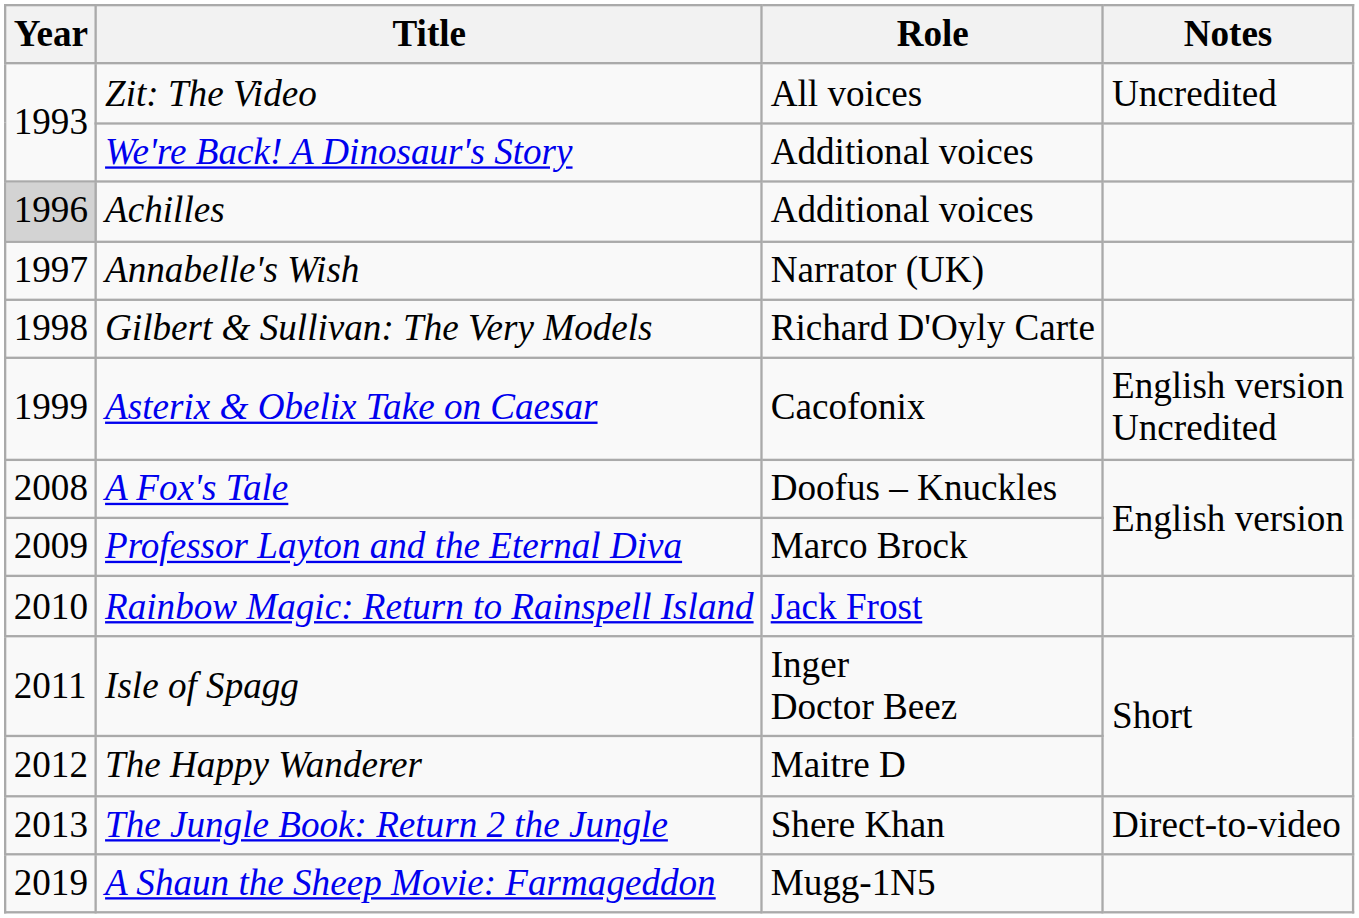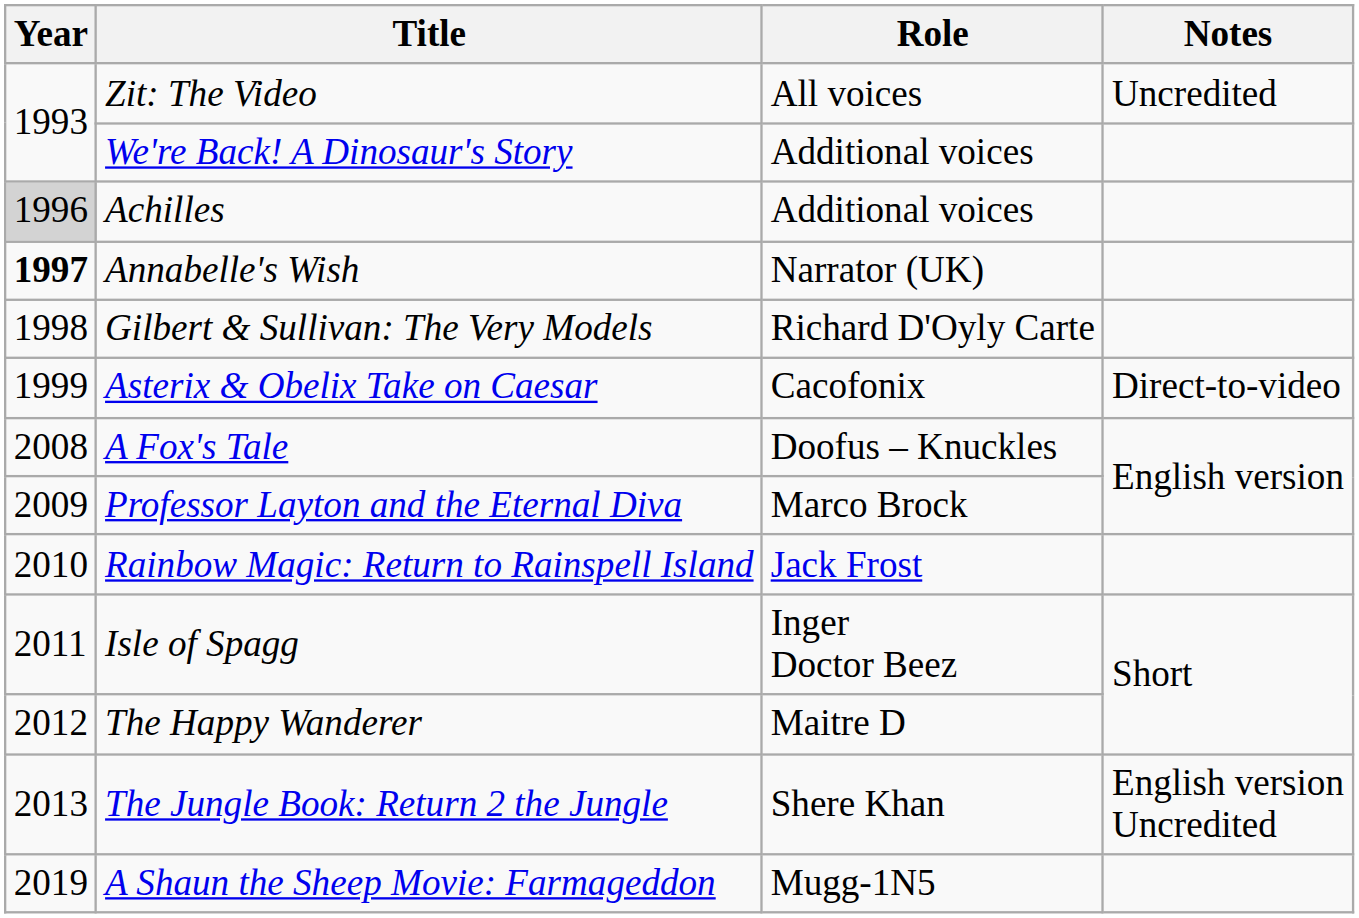(51, 269) normal -> (51, 269) bold
(1228, 408) English version Uncredited -> (1226, 387) Direct-to-video
(1226, 823) Direct-to-video -> (1228, 803) English version Uncredited
